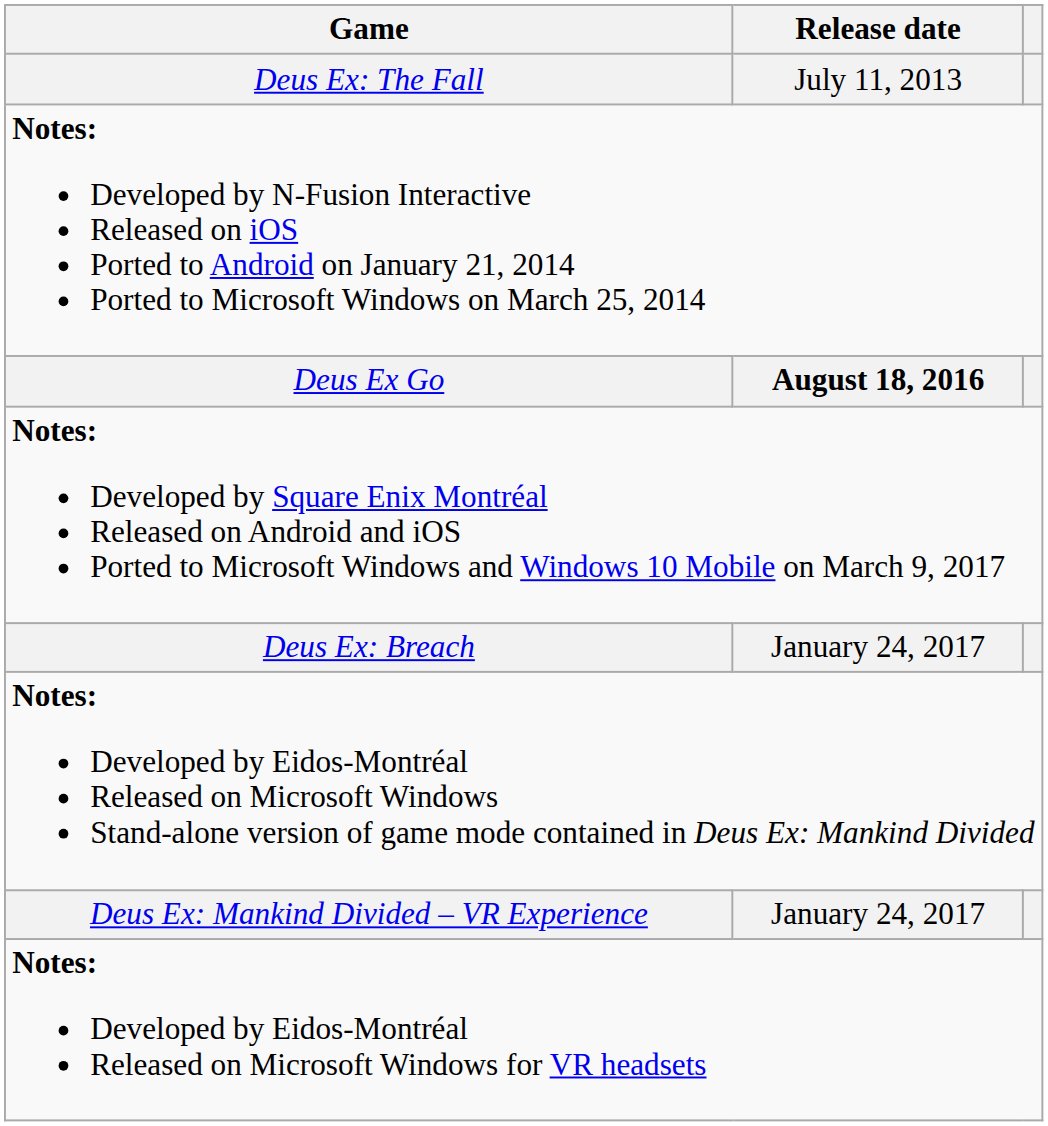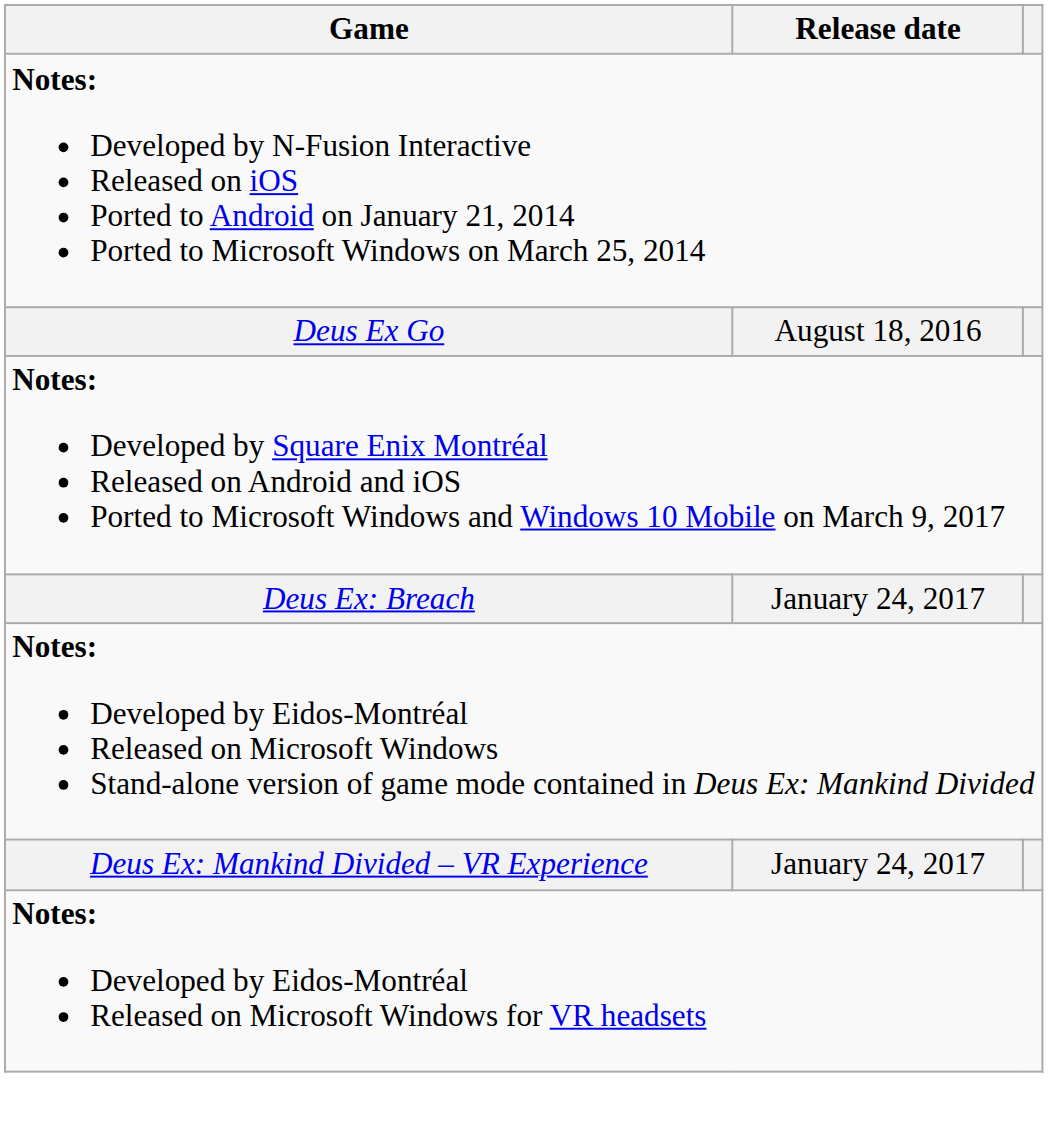- row: (369, 78)
(878, 380) bold -> (878, 331) normal
